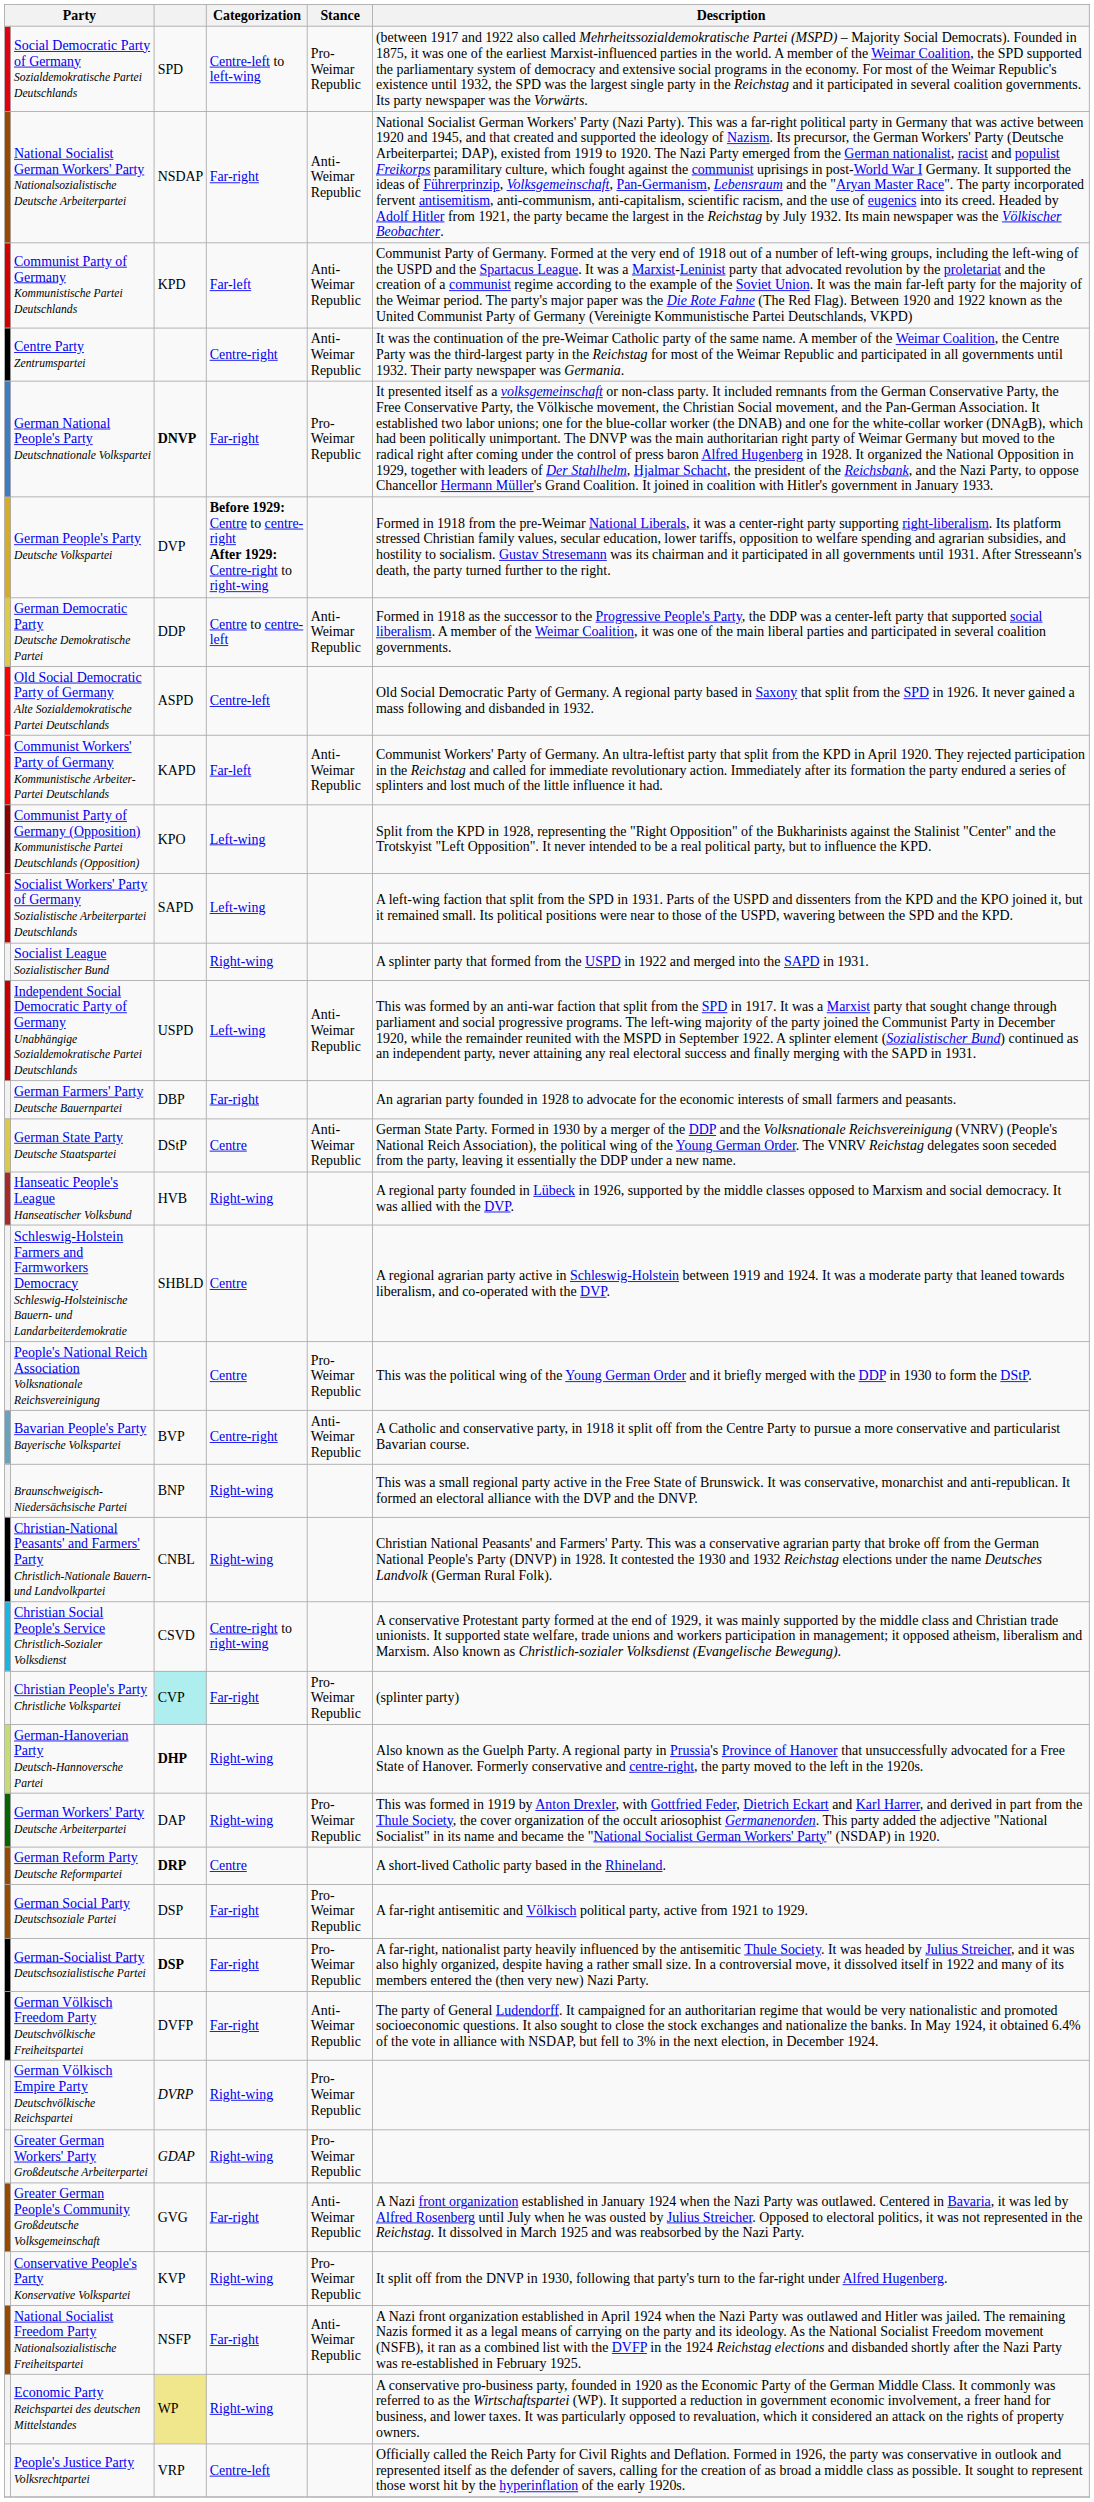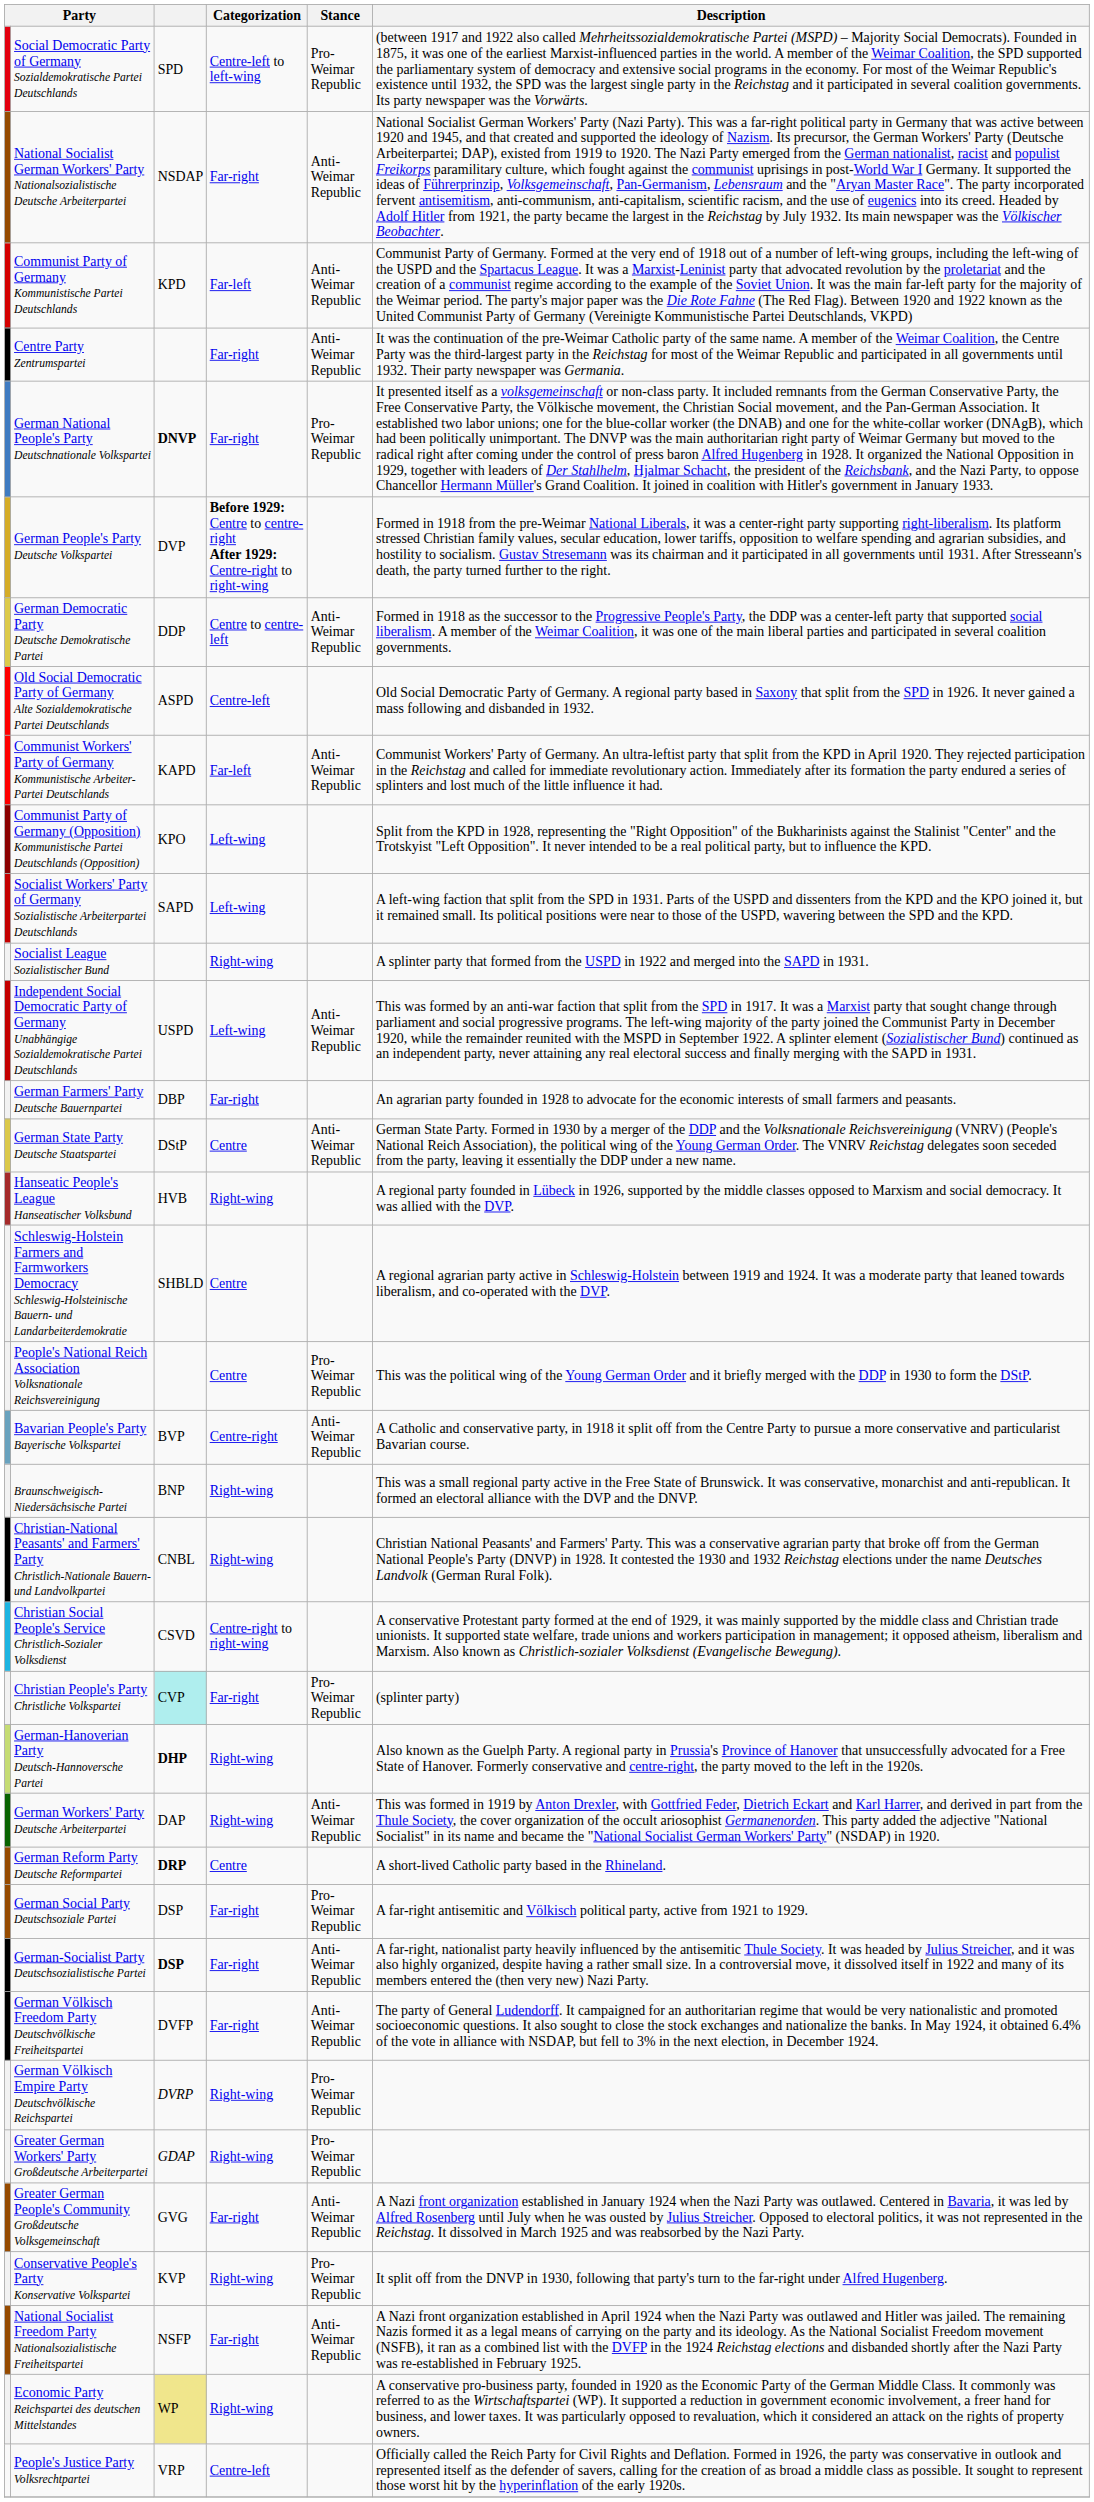(244, 354) Centre-right -> (234, 354) Far-right
(336, 1820) Pro-Weimar Republic -> (336, 1820) Anti-Weimar Republic
(336, 1964) Pro-Weimar Republic -> (336, 1964) Anti-Weimar Republic
